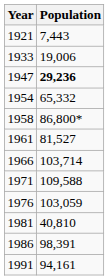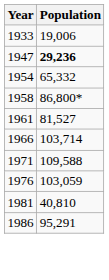- row: (21, 35)
(58, 243) 98,391 -> (58, 222) 95,291
- row: (21, 264)
